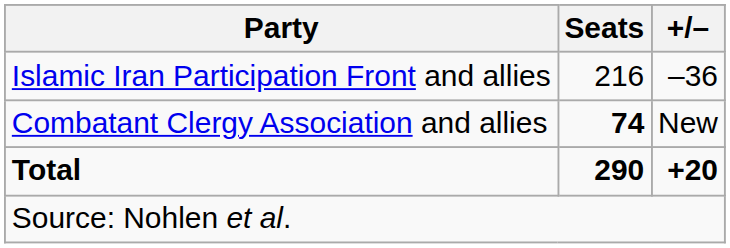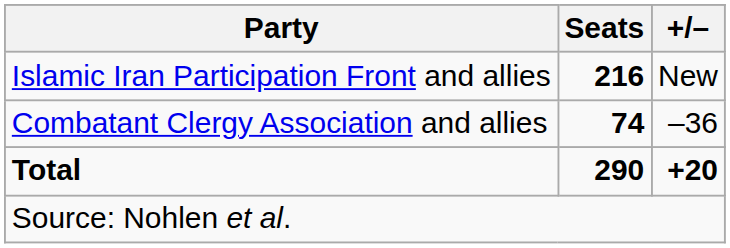(619, 75) normal -> (619, 75) bold
(693, 75) –36 -> (688, 75) New
(688, 123) New -> (693, 123) –36
